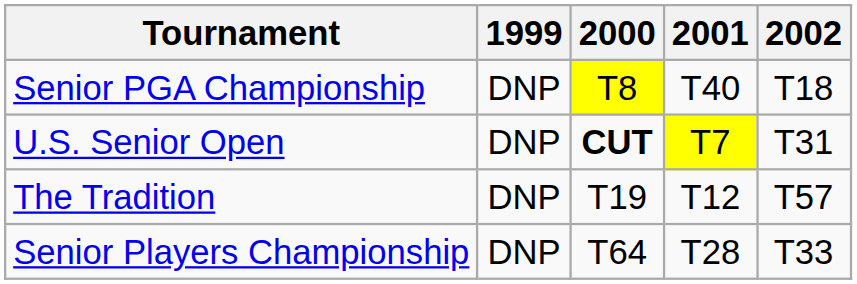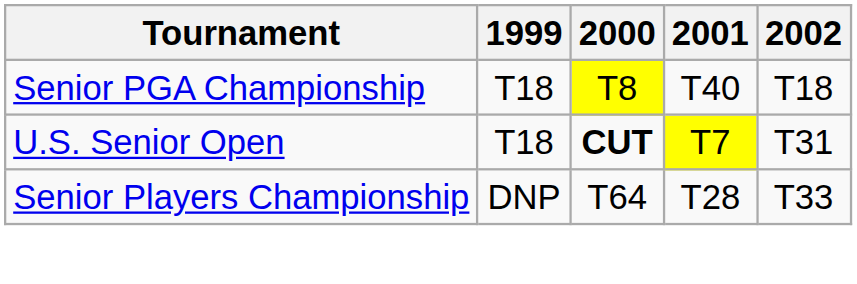(524, 88) DNP -> (524, 88) T18
(524, 142) DNP -> (524, 142) T18
- row: (114, 197)
